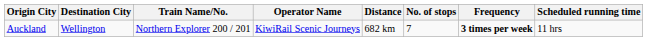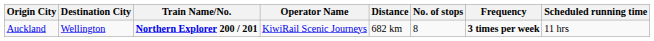(193, 28) normal -> (197, 28) bold
(409, 28) 7 -> (416, 28) 8
